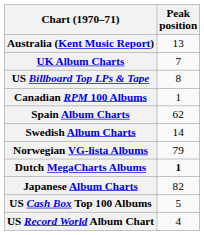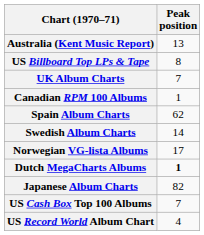rows swapped: (80, 79) <-> (80, 61)
(178, 150) 79 -> (178, 150) 17
(178, 203) 5 -> (178, 203) 7
